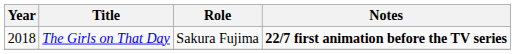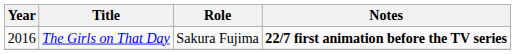(22, 37) 2018 -> (22, 37) 2016
